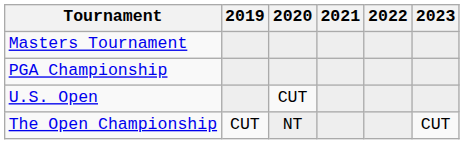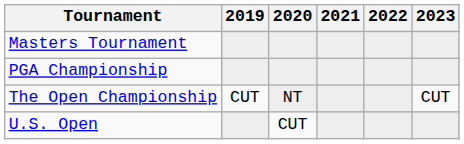rows swapped: (53, 99) <-> (113, 125)
